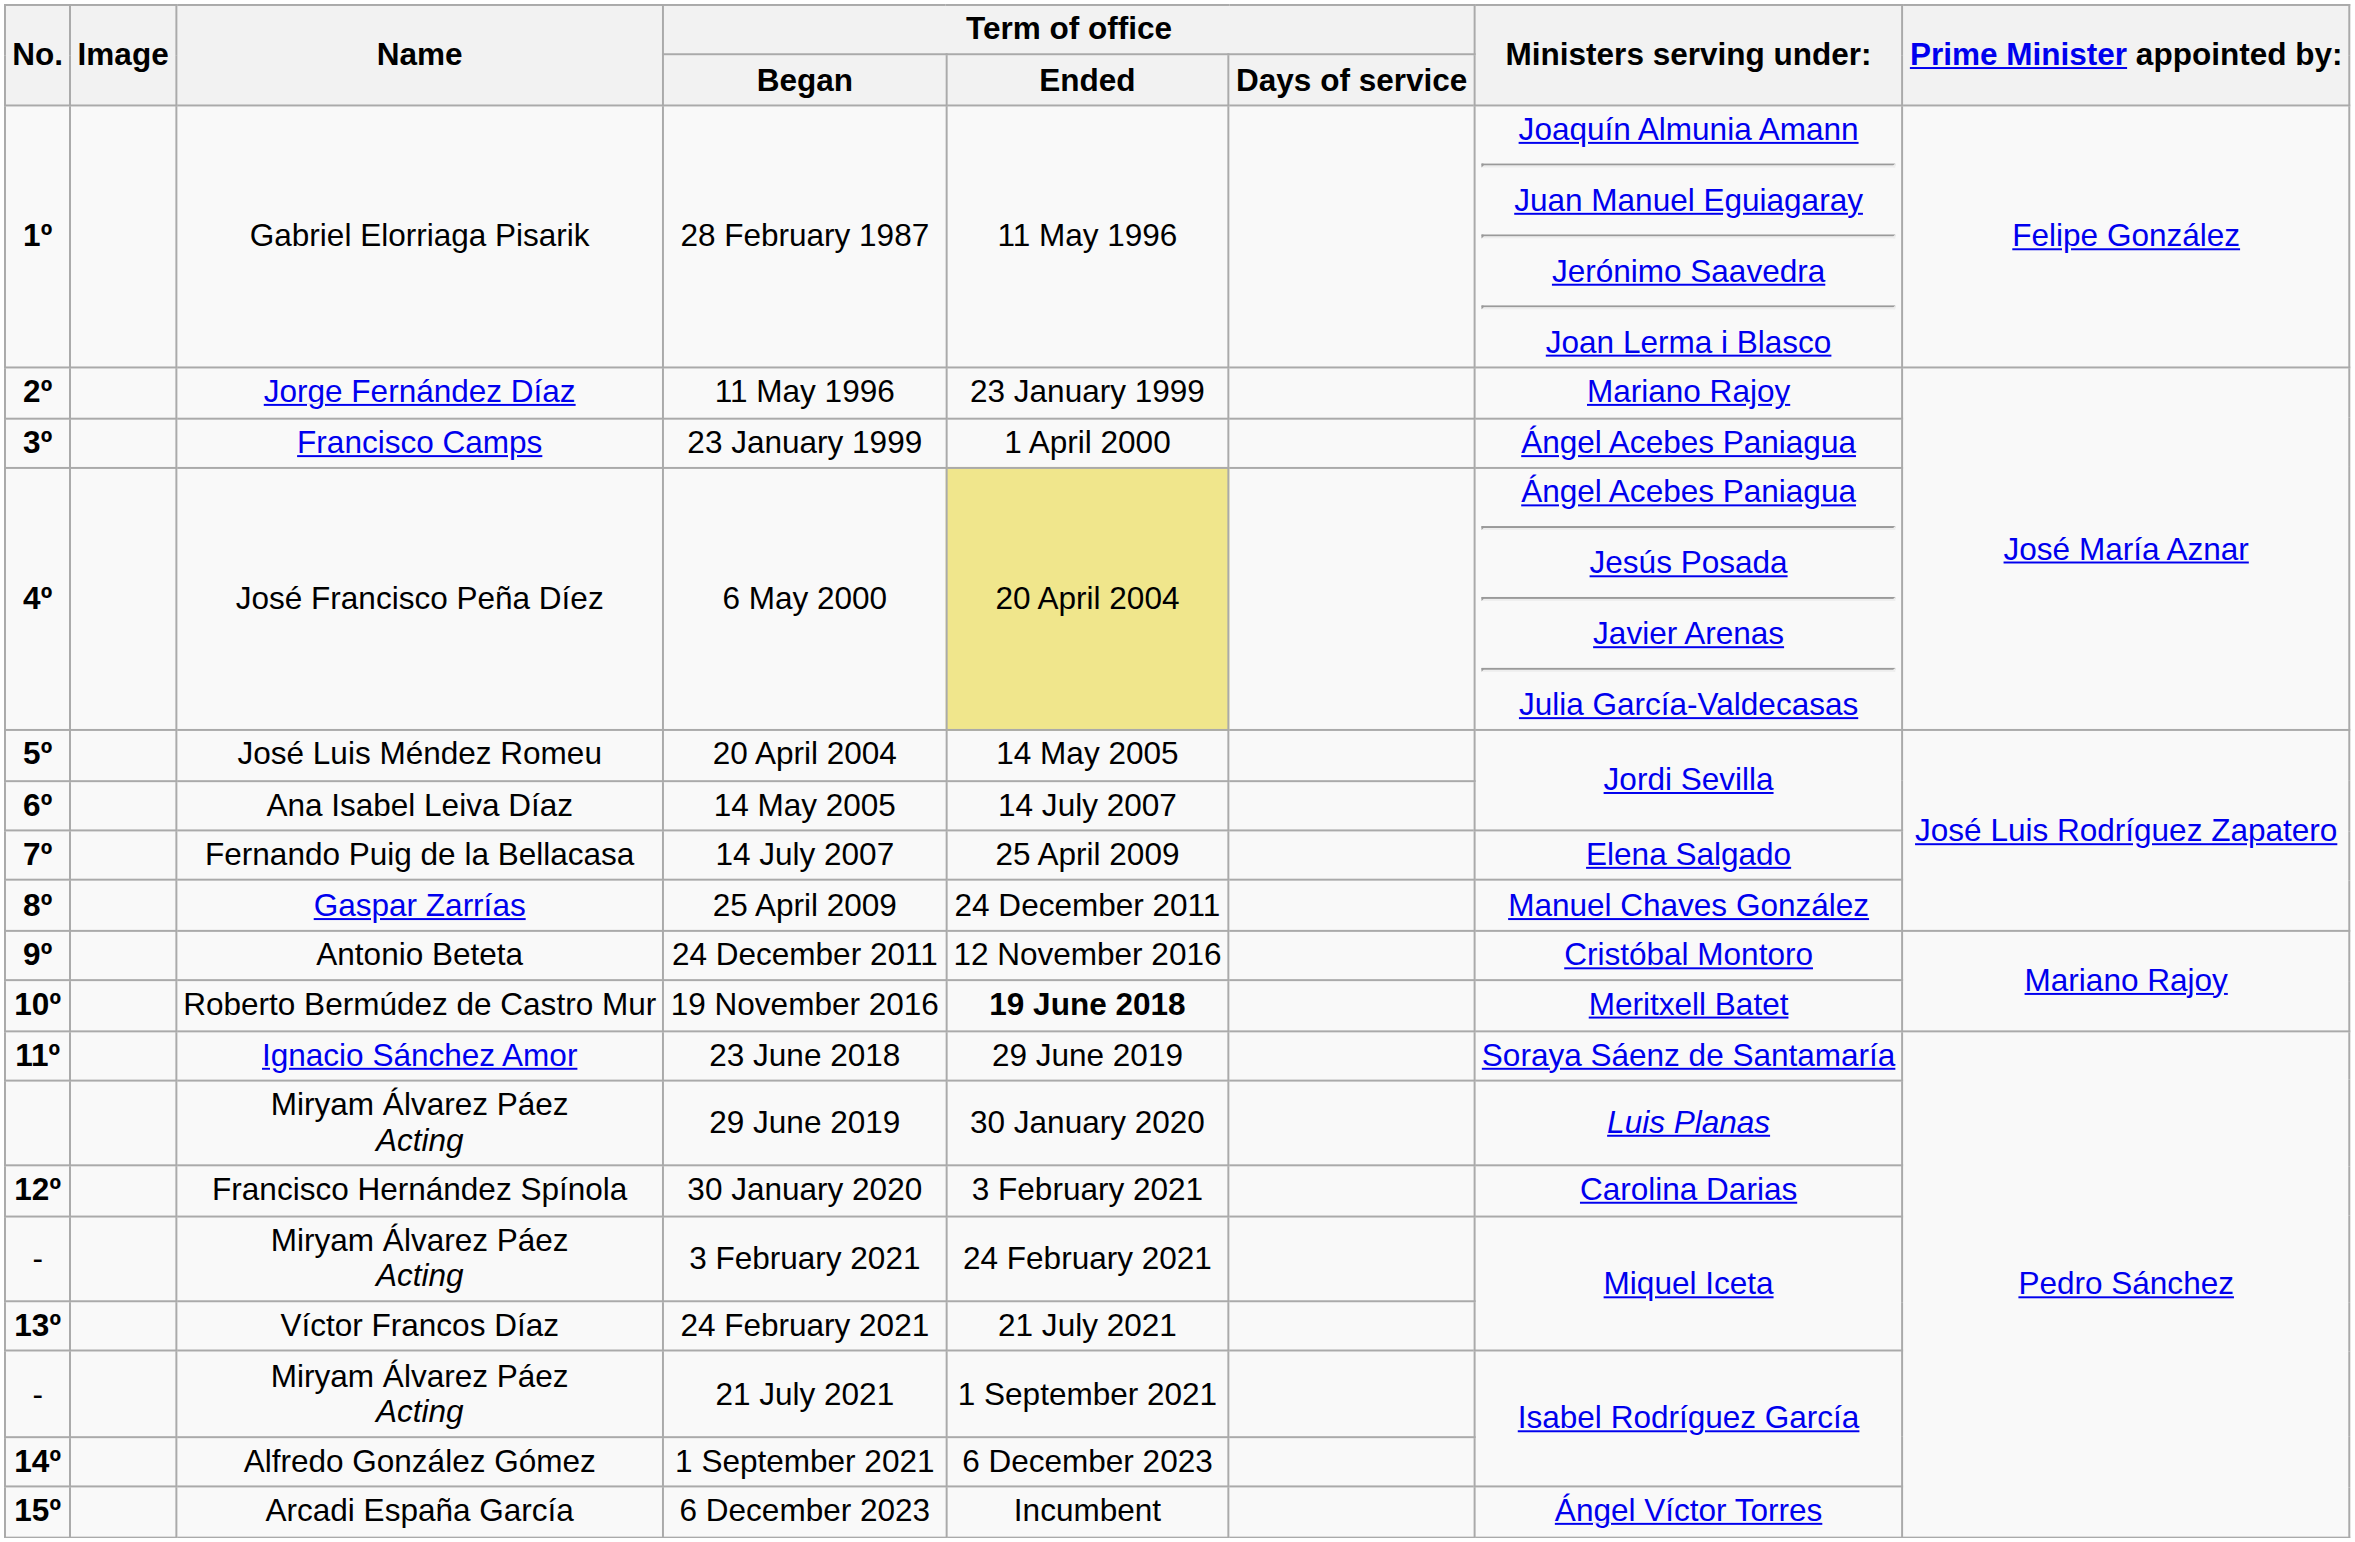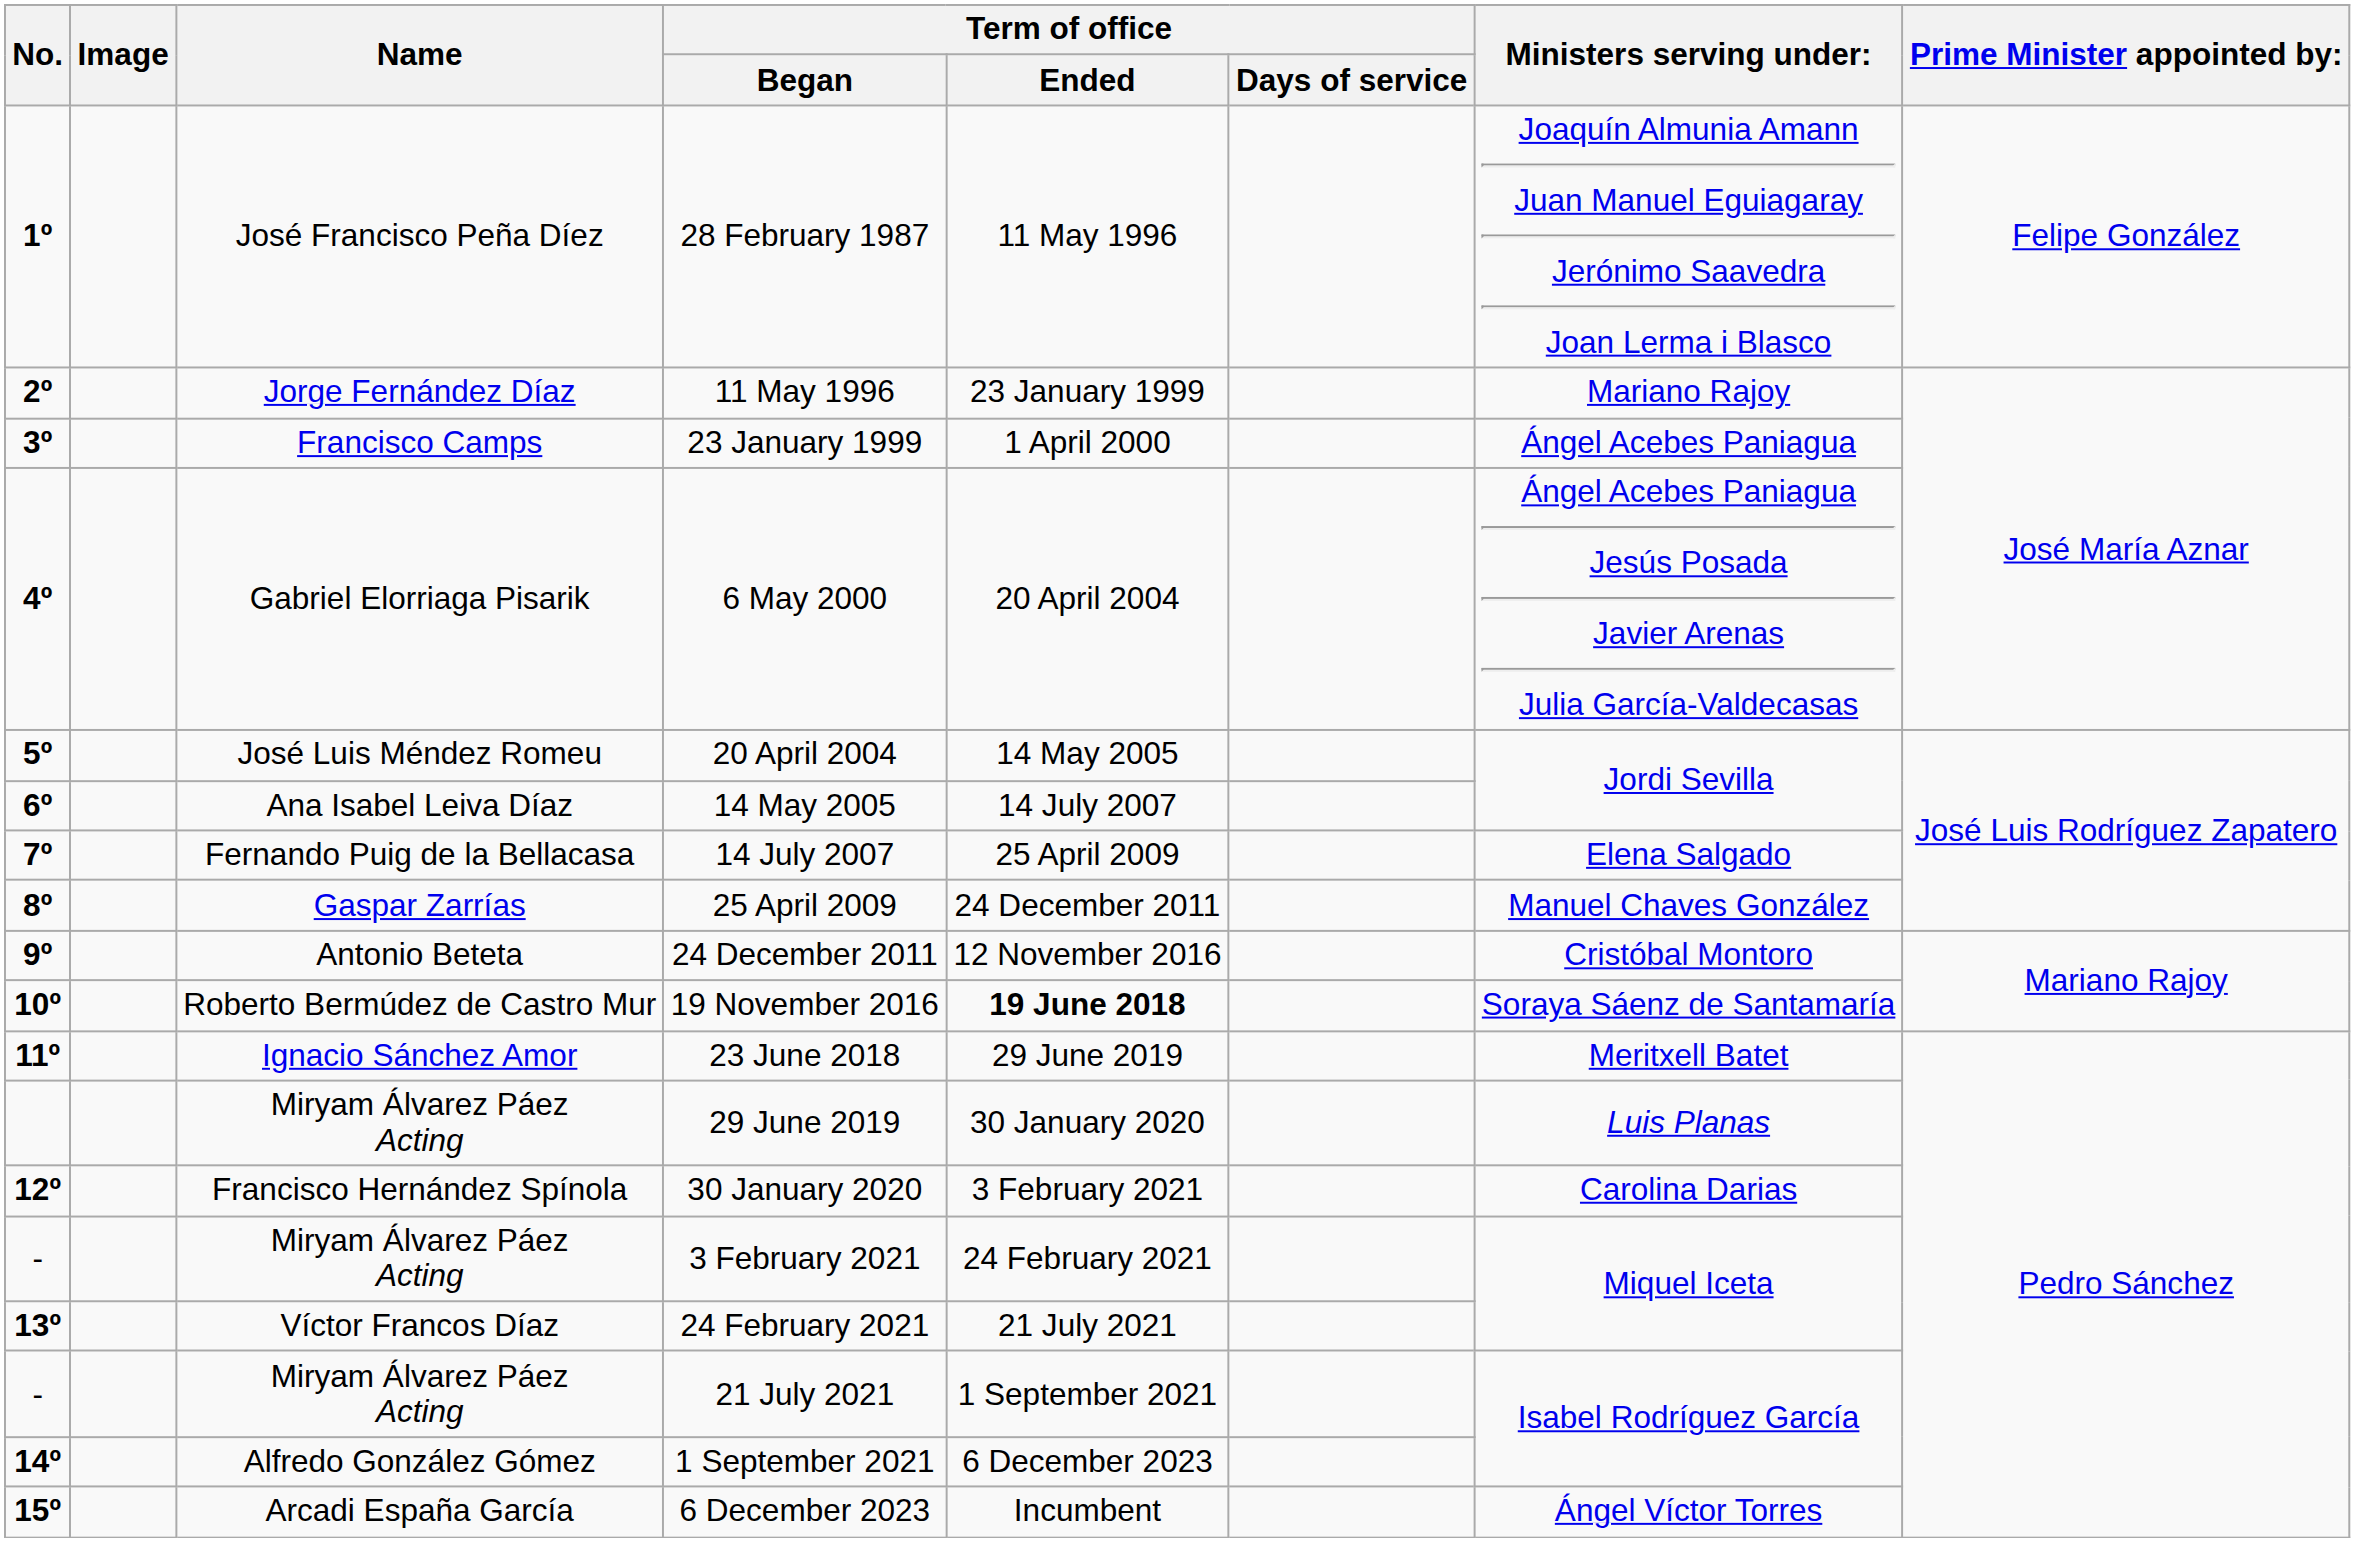(420, 235) Gabriel Elorriaga Pisarik -> (420, 235) José Francisco Peña Díez
(420, 598) José Francisco Peña Díez -> (420, 598) Gabriel Elorriaga Pisarik
(1087, 598) khaki background -> (1087, 598) no background
(1689, 1004) Meritxell Batet -> (1689, 1004) Soraya Sáenz de Santamaría
(1689, 1054) Soraya Sáenz de Santamaría -> (1689, 1054) Meritxell Batet
